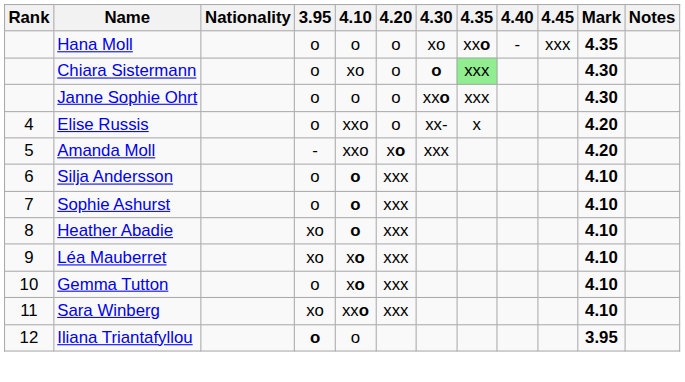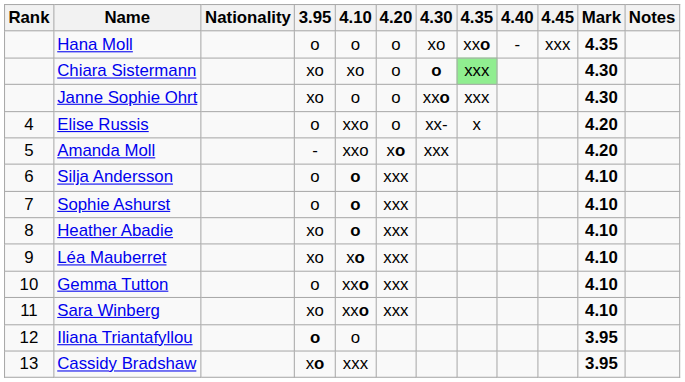(315, 71) o -> (315, 71) xo
(315, 97) o -> (315, 97) xo
(355, 284) xo -> (355, 284) xxo
+ row: (127, 364)
